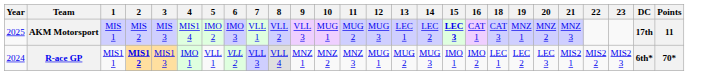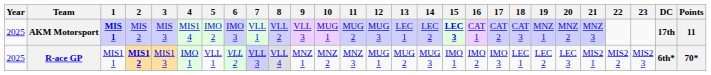+ column: (499, 11)
(113, 32) normal -> (113, 32) bold
(16, 57) 2024 -> (16, 57) 2025
